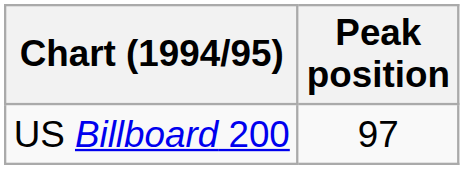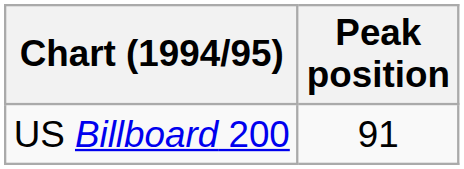(378, 133) 97 -> (378, 133) 91
